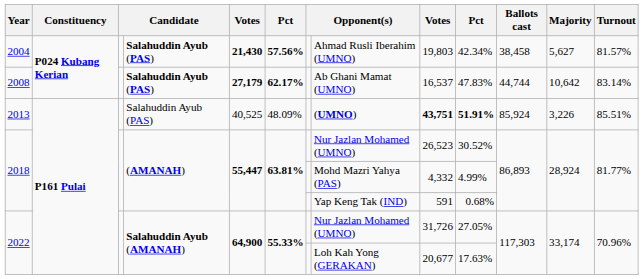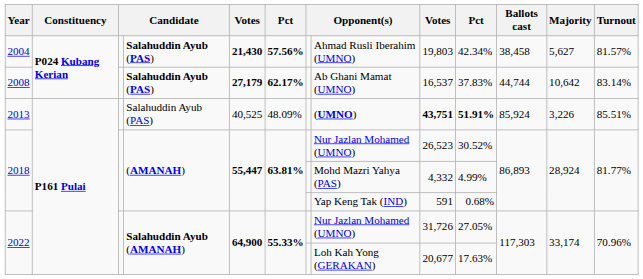(475, 83) 47.83% -> (475, 83) 37.83%
